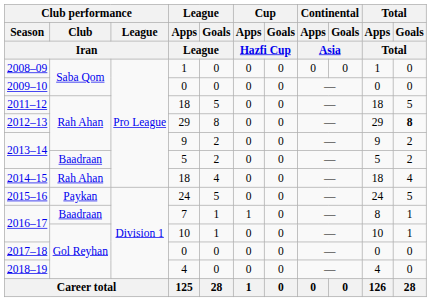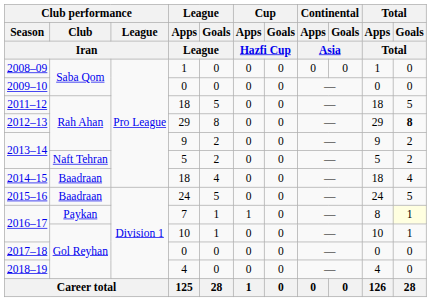(80, 159) Baadraan -> (80, 159) Naft Tehran
(80, 178) Rah Ahan -> (80, 178) Baadraan
(80, 196) Paykan -> (80, 196) Baadraan
(80, 214) Baadraan -> (80, 214) Paykan
(410, 214) no background -> (410, 214) lightyellow background
